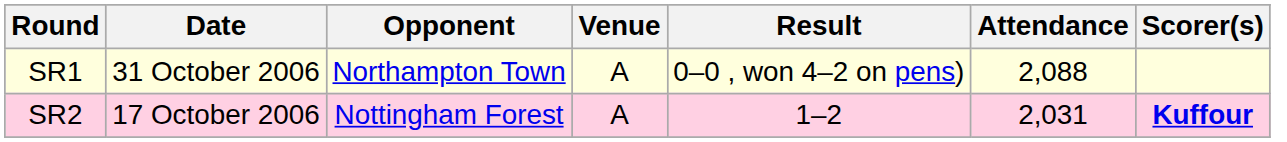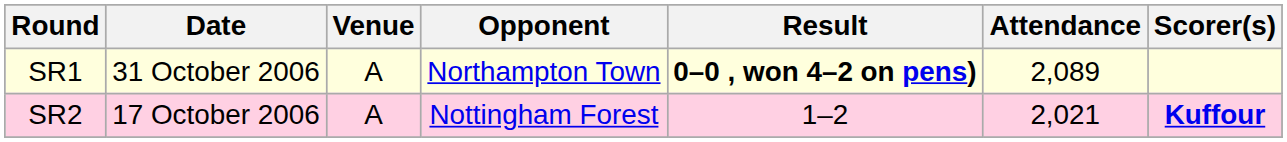columns swapped: (449, 26) <-> (620, 26)
(819, 70) normal -> (825, 70) bold
(1053, 70) 2,088 -> (1065, 70) 2,089
(1053, 114) 2,031 -> (1065, 114) 2,021
